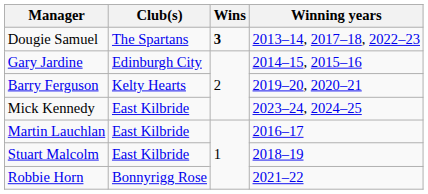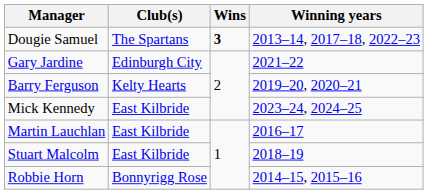(307, 62) 2014–15, 2015–16 -> (278, 62) 2021–22
(278, 177) 2021–22 -> (307, 177) 2014–15, 2015–16
